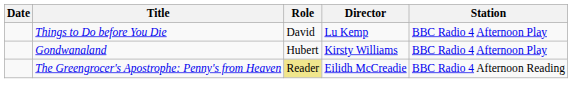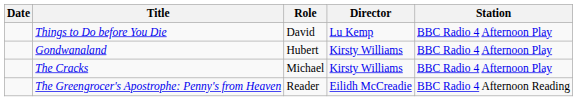+ row: (62, 68)
(303, 68) khaki background -> (303, 86) no background
